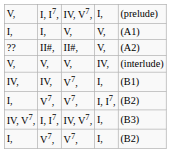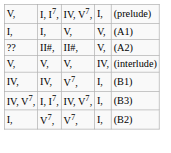- row: (47, 100)
